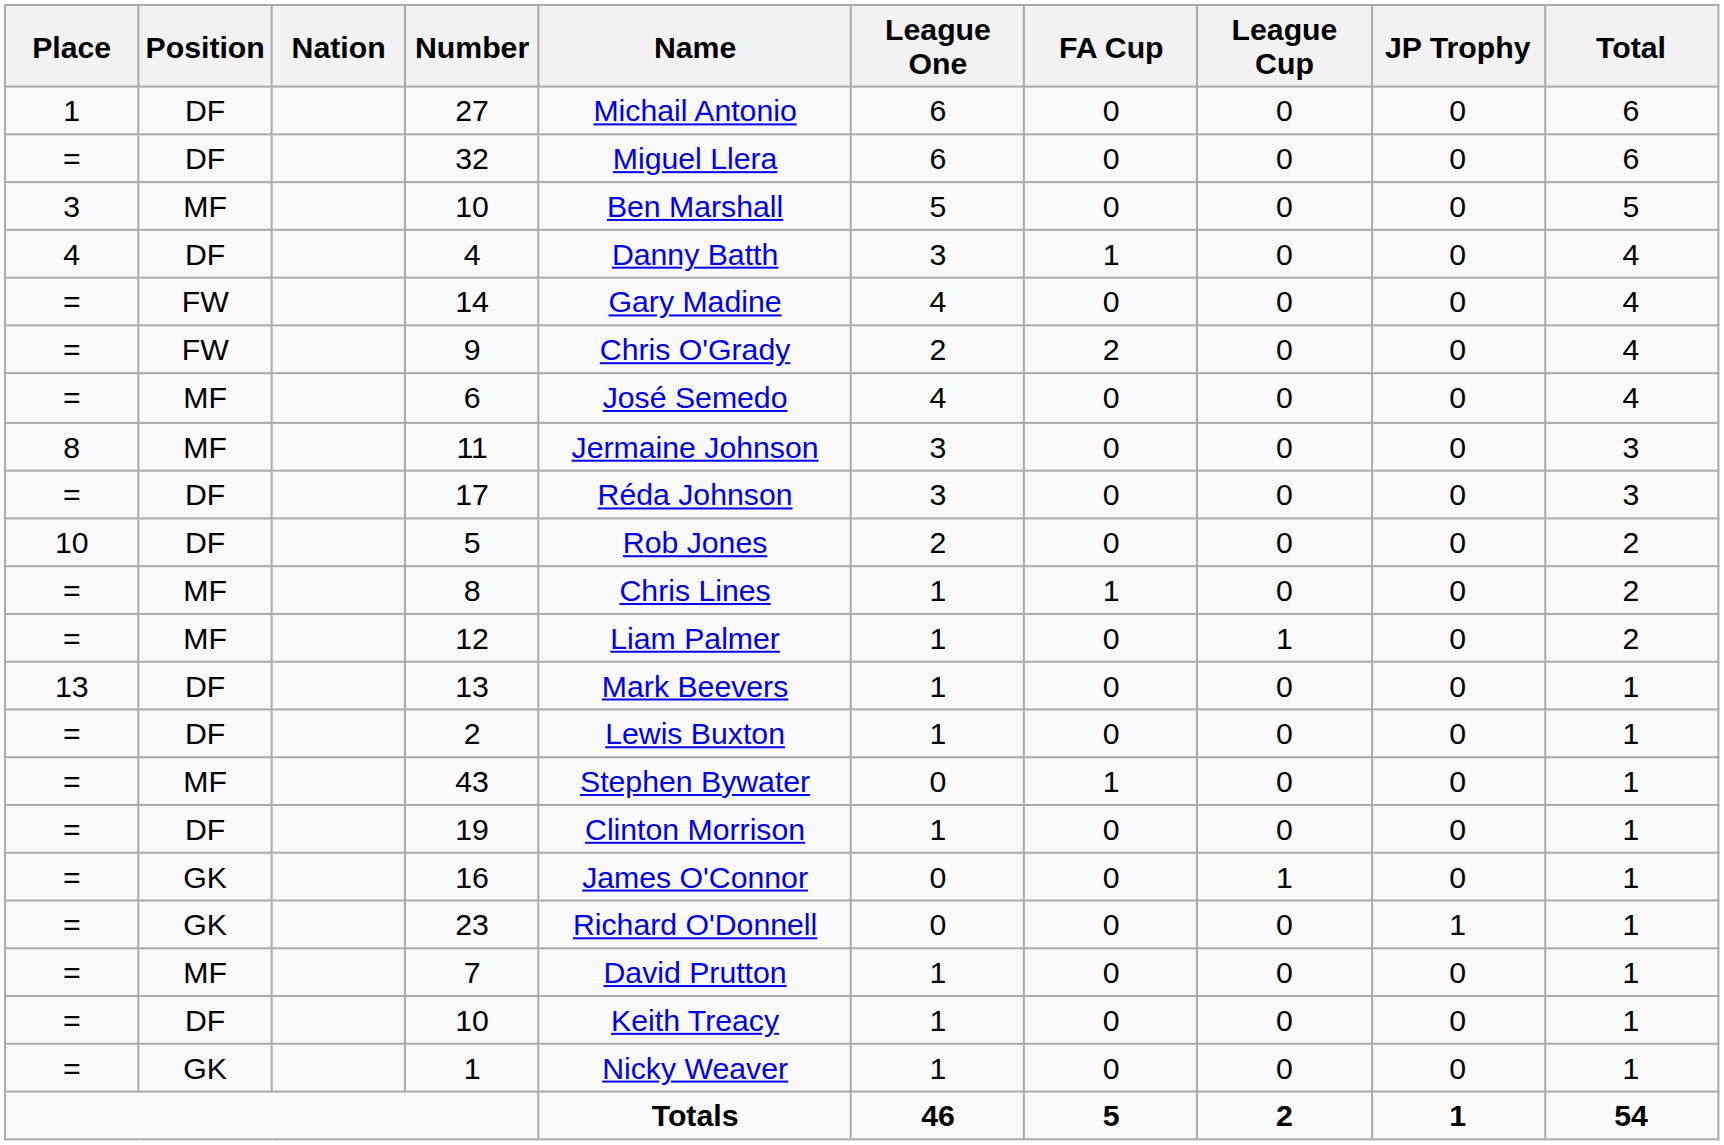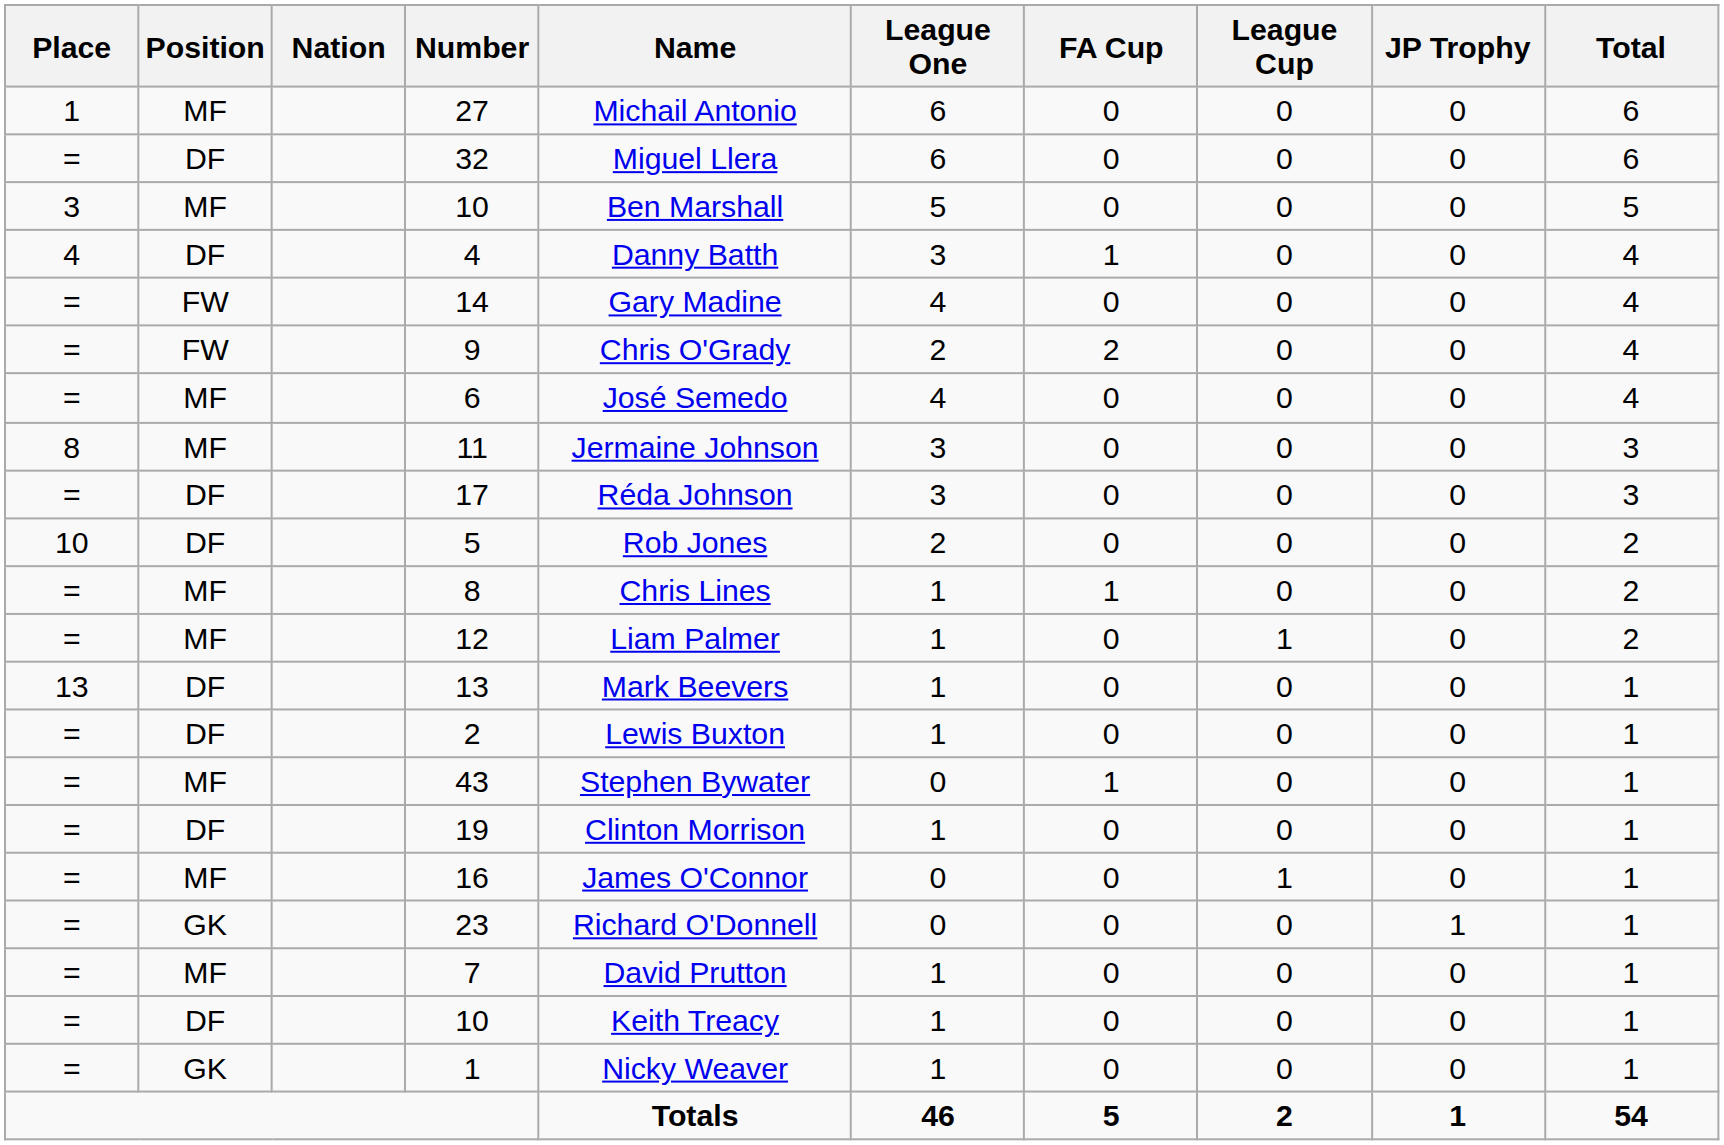(205, 111) DF -> (205, 111) MF
(205, 877) GK -> (205, 877) MF
